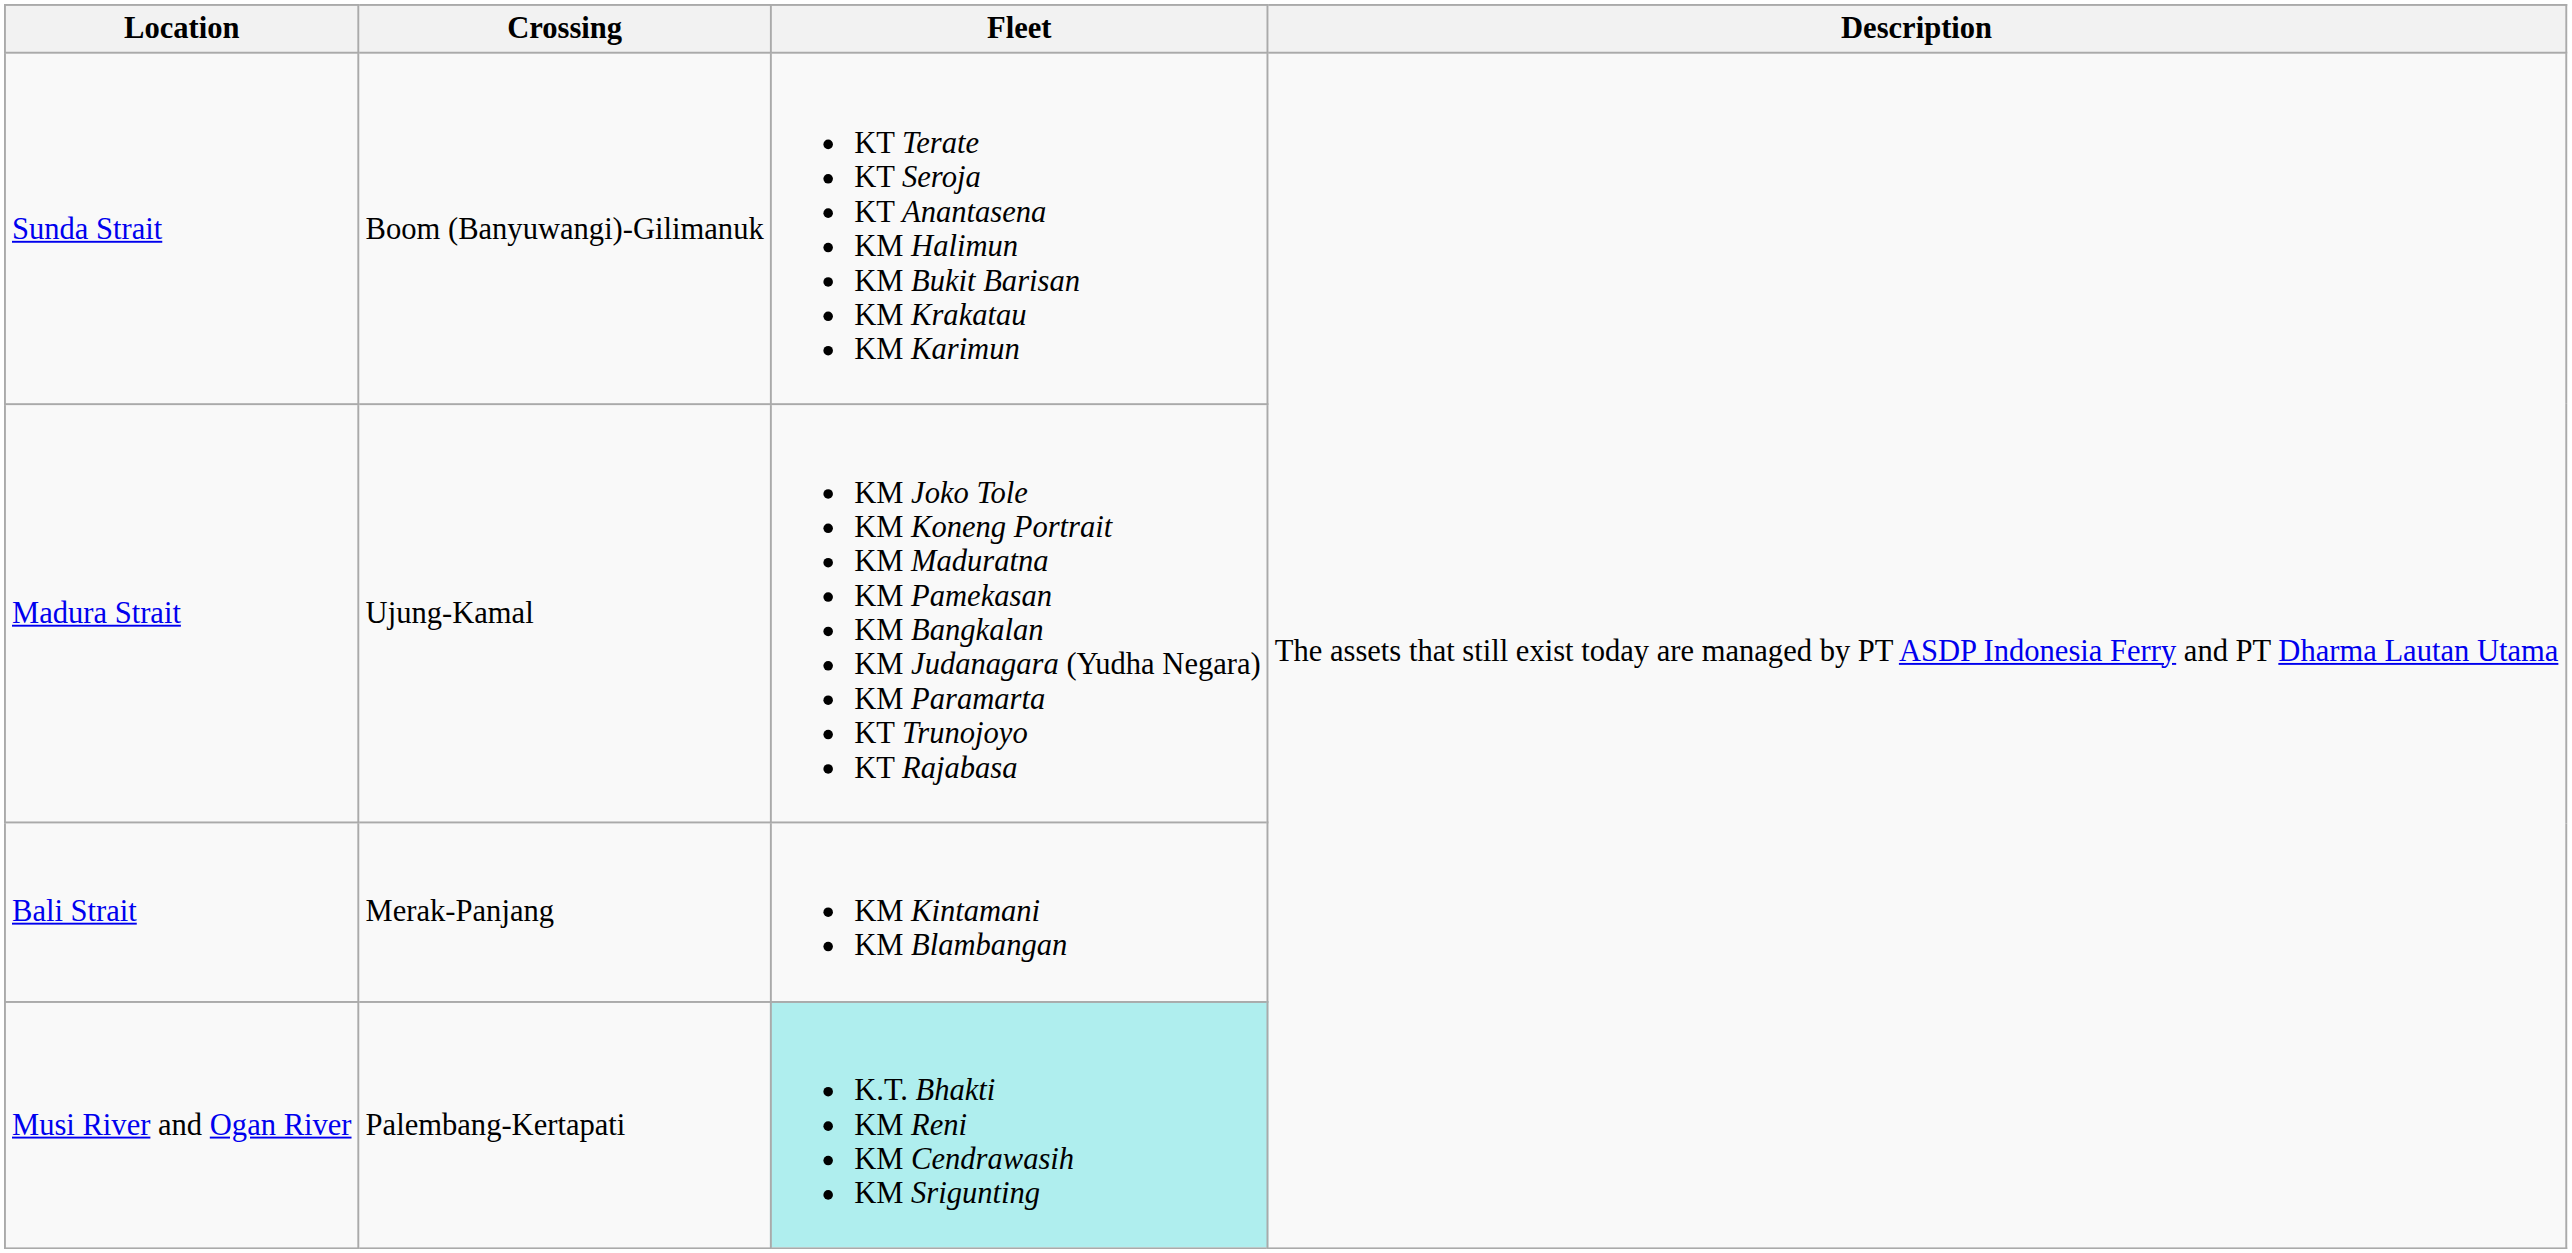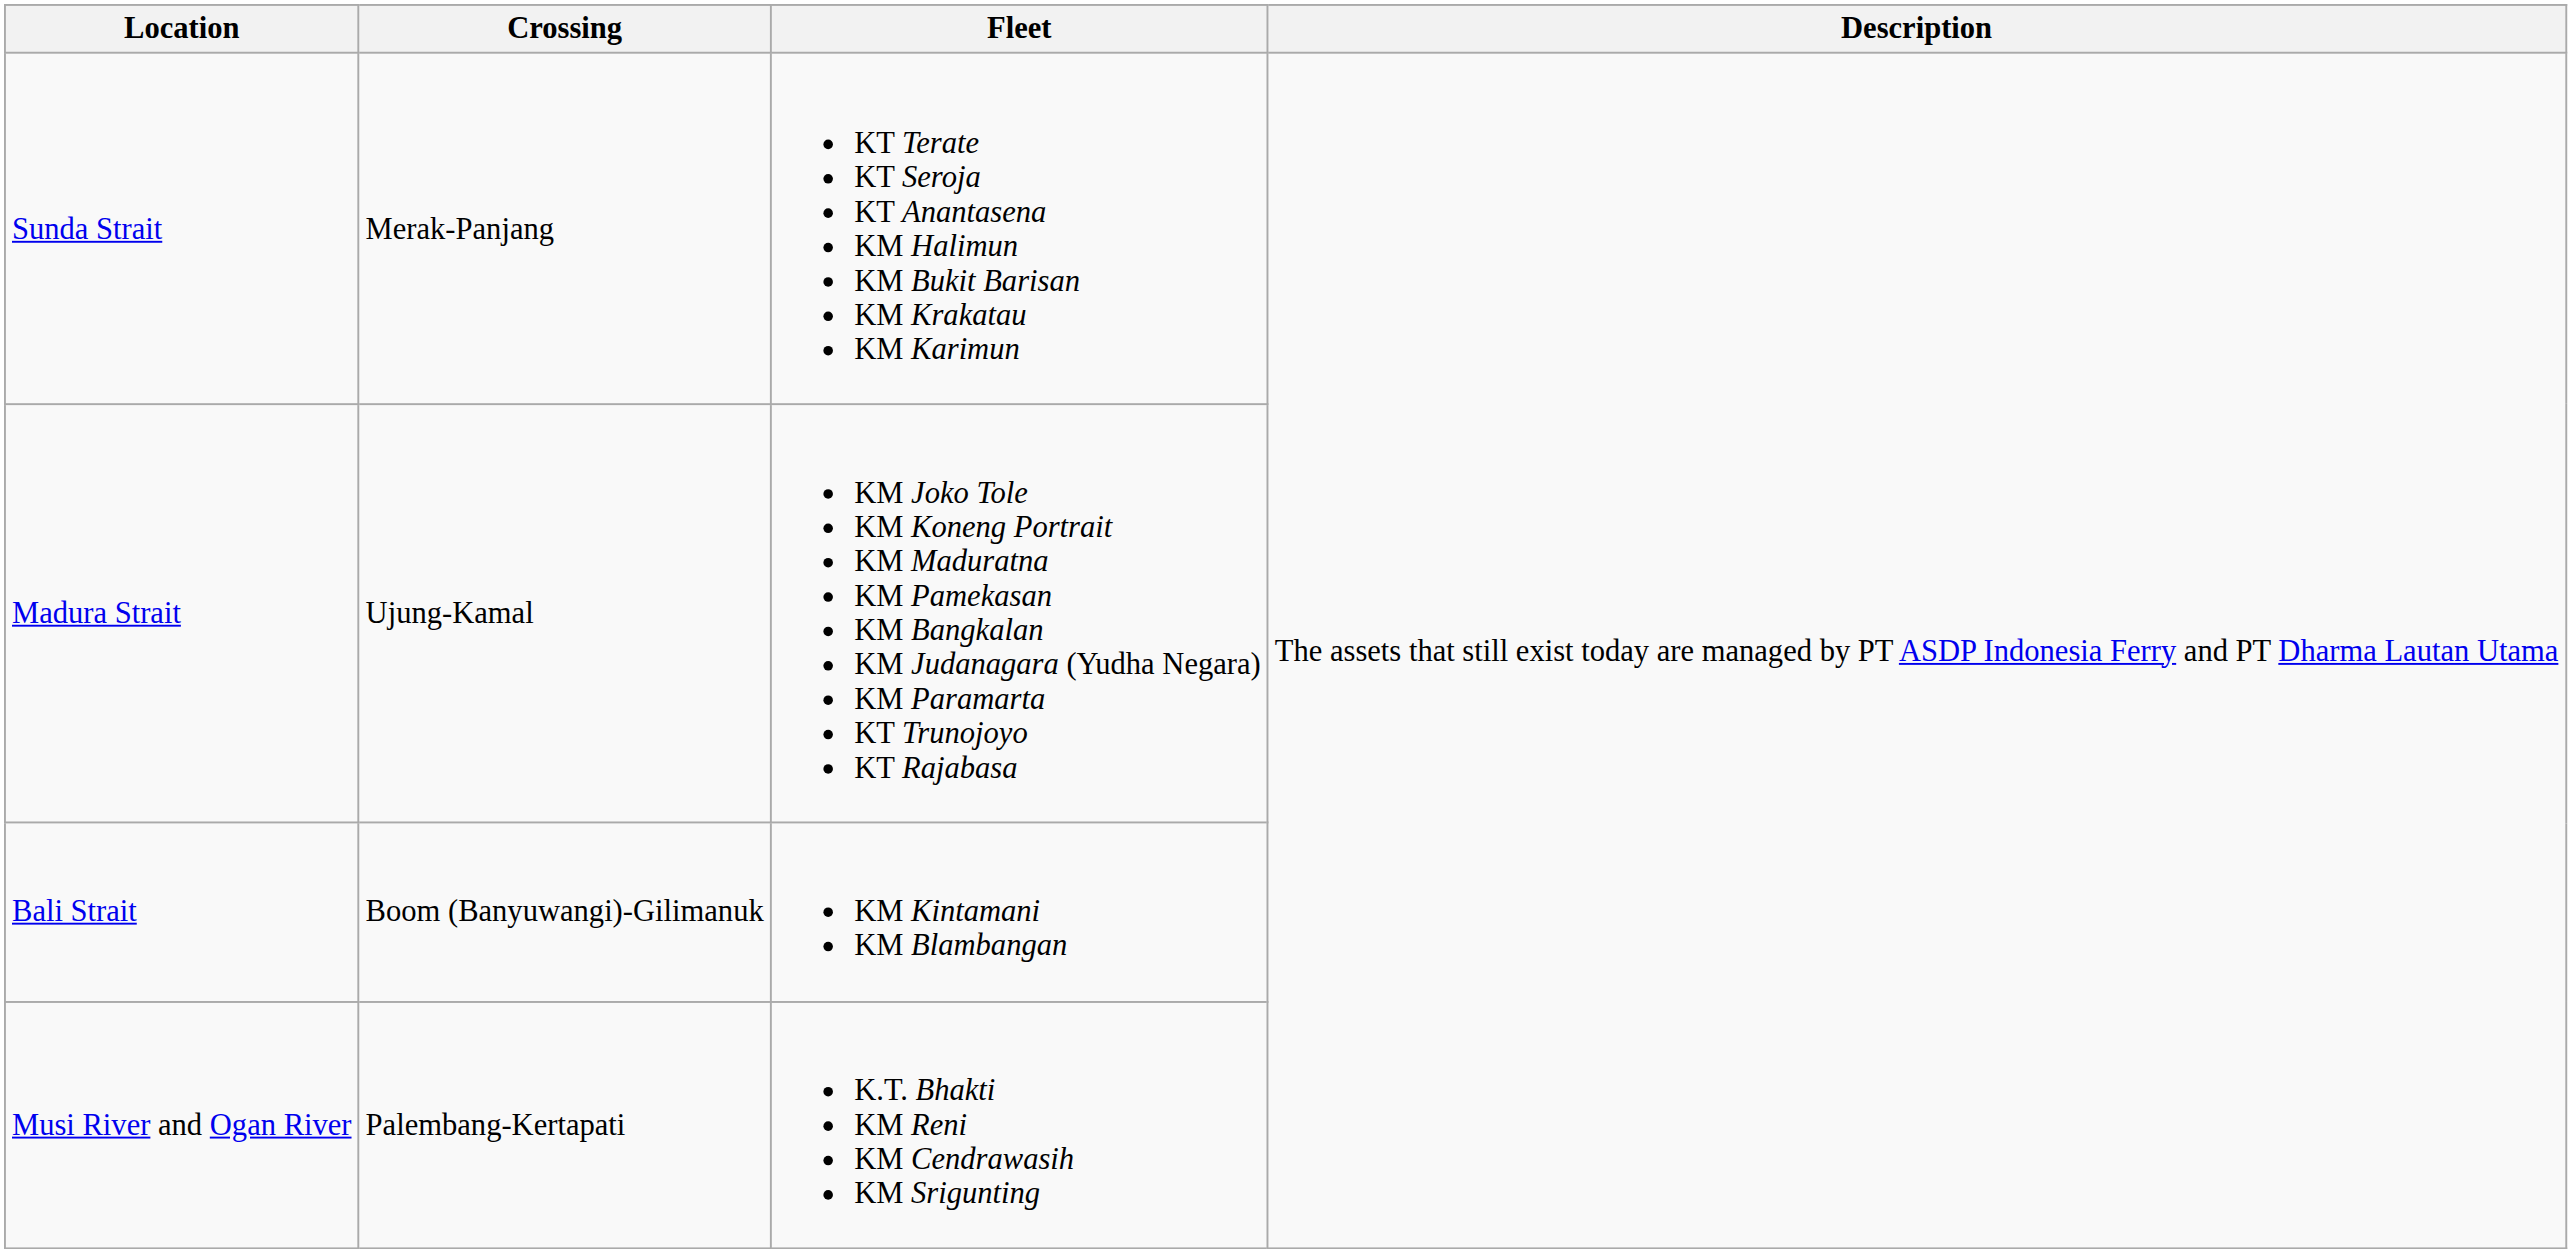(565, 228) Boom (Banyuwangi)-Gilimanuk -> (460, 228) Merak-Panjang
(460, 911) Merak-Panjang -> (565, 911) Boom (Banyuwangi)-Gilimanuk
(1019, 1142) paleturquoise background -> (1019, 1142) no background
